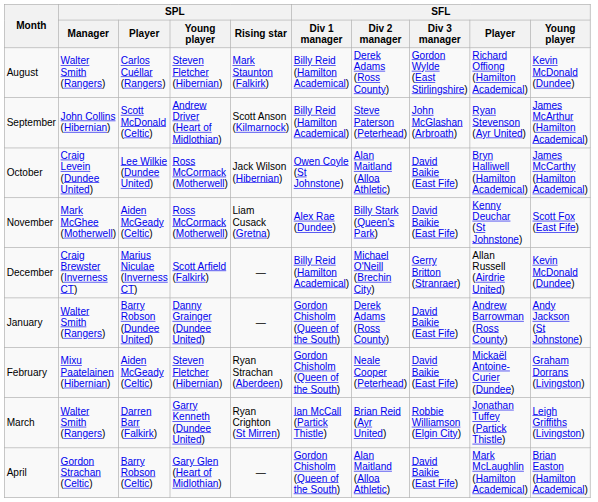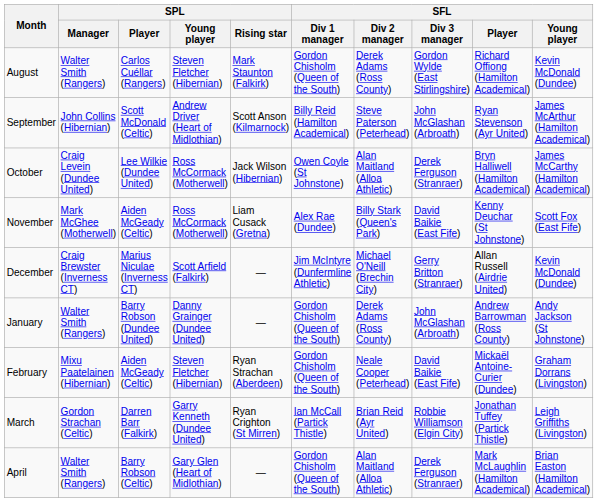(321, 72) Billy Reid (Hamilton Academical) -> (317, 72) Gordon Chisholm (Queen of the South)
(435, 172) David Baikie (East Fife) -> (438, 172) Derek Ferguson (Stranraer)
(321, 272) Billy Reid (Hamilton Academical) -> (323, 272) Jim McIntyre (Dunfermline Athletic)
(435, 322) David Baikie (East Fife) -> (439, 322) John McGlashan (Arbroath)
(83, 422) Walter Smith (Rangers) -> (81, 422) Gordon Strachan (Celtic)
(81, 472) Gordon Strachan (Celtic) -> (83, 472) Walter Smith (Rangers)
(435, 472) David Baikie (East Fife) -> (438, 472) Derek Ferguson (Stranraer)
